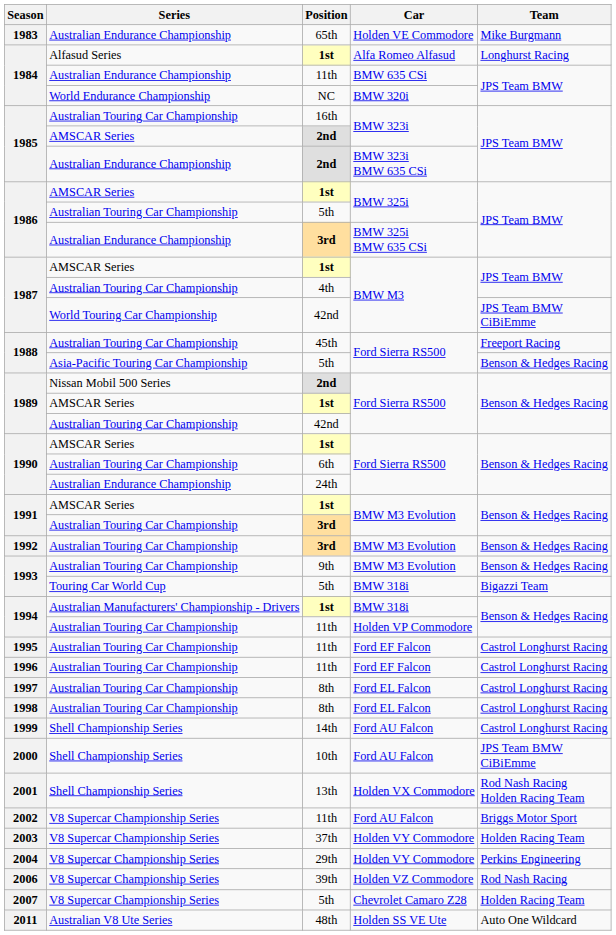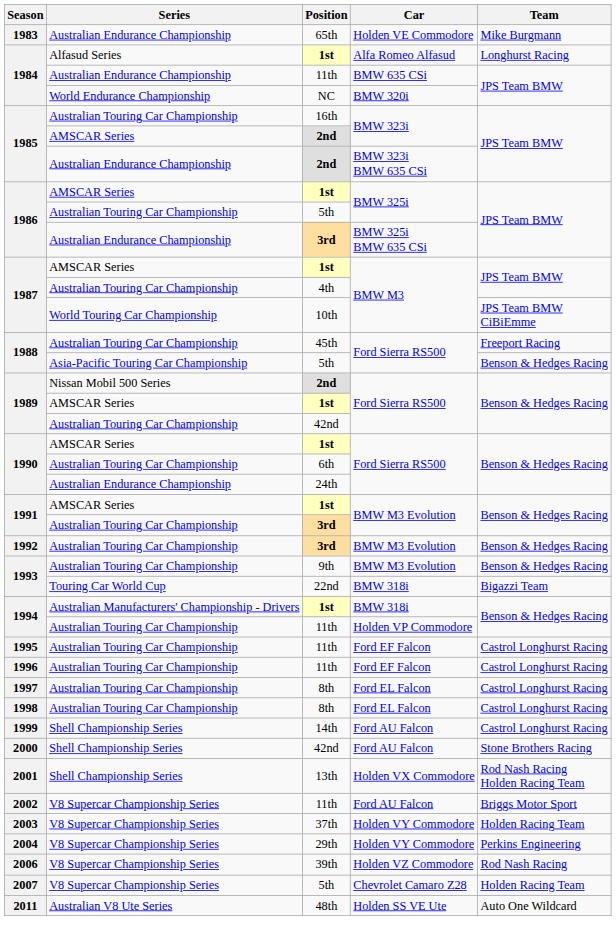(326, 315) 42nd -> (326, 315) 10th
(326, 586) 5th -> (326, 586) 22nd
(326, 756) 10th -> (326, 748) 42nd
(522, 756) JPS Team BMW CiBiEmme -> (536, 748) Stone Brothers Racing
